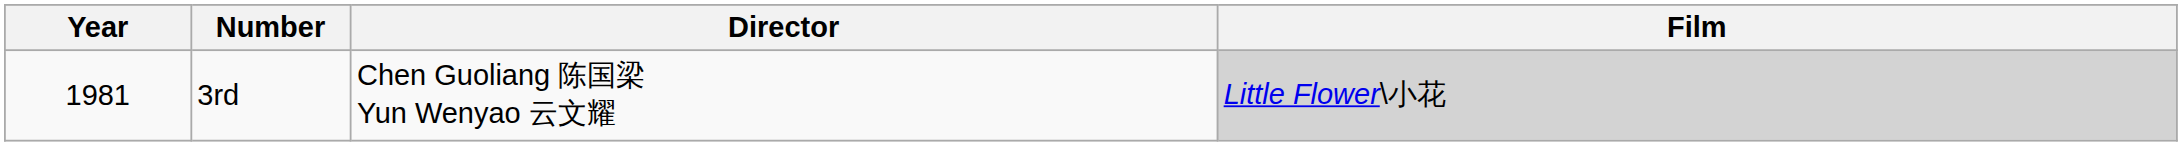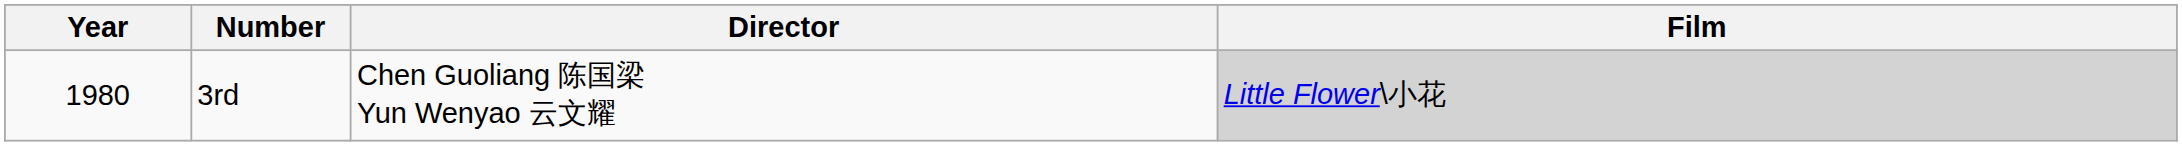(98, 95) 1981 -> (98, 95) 1980
